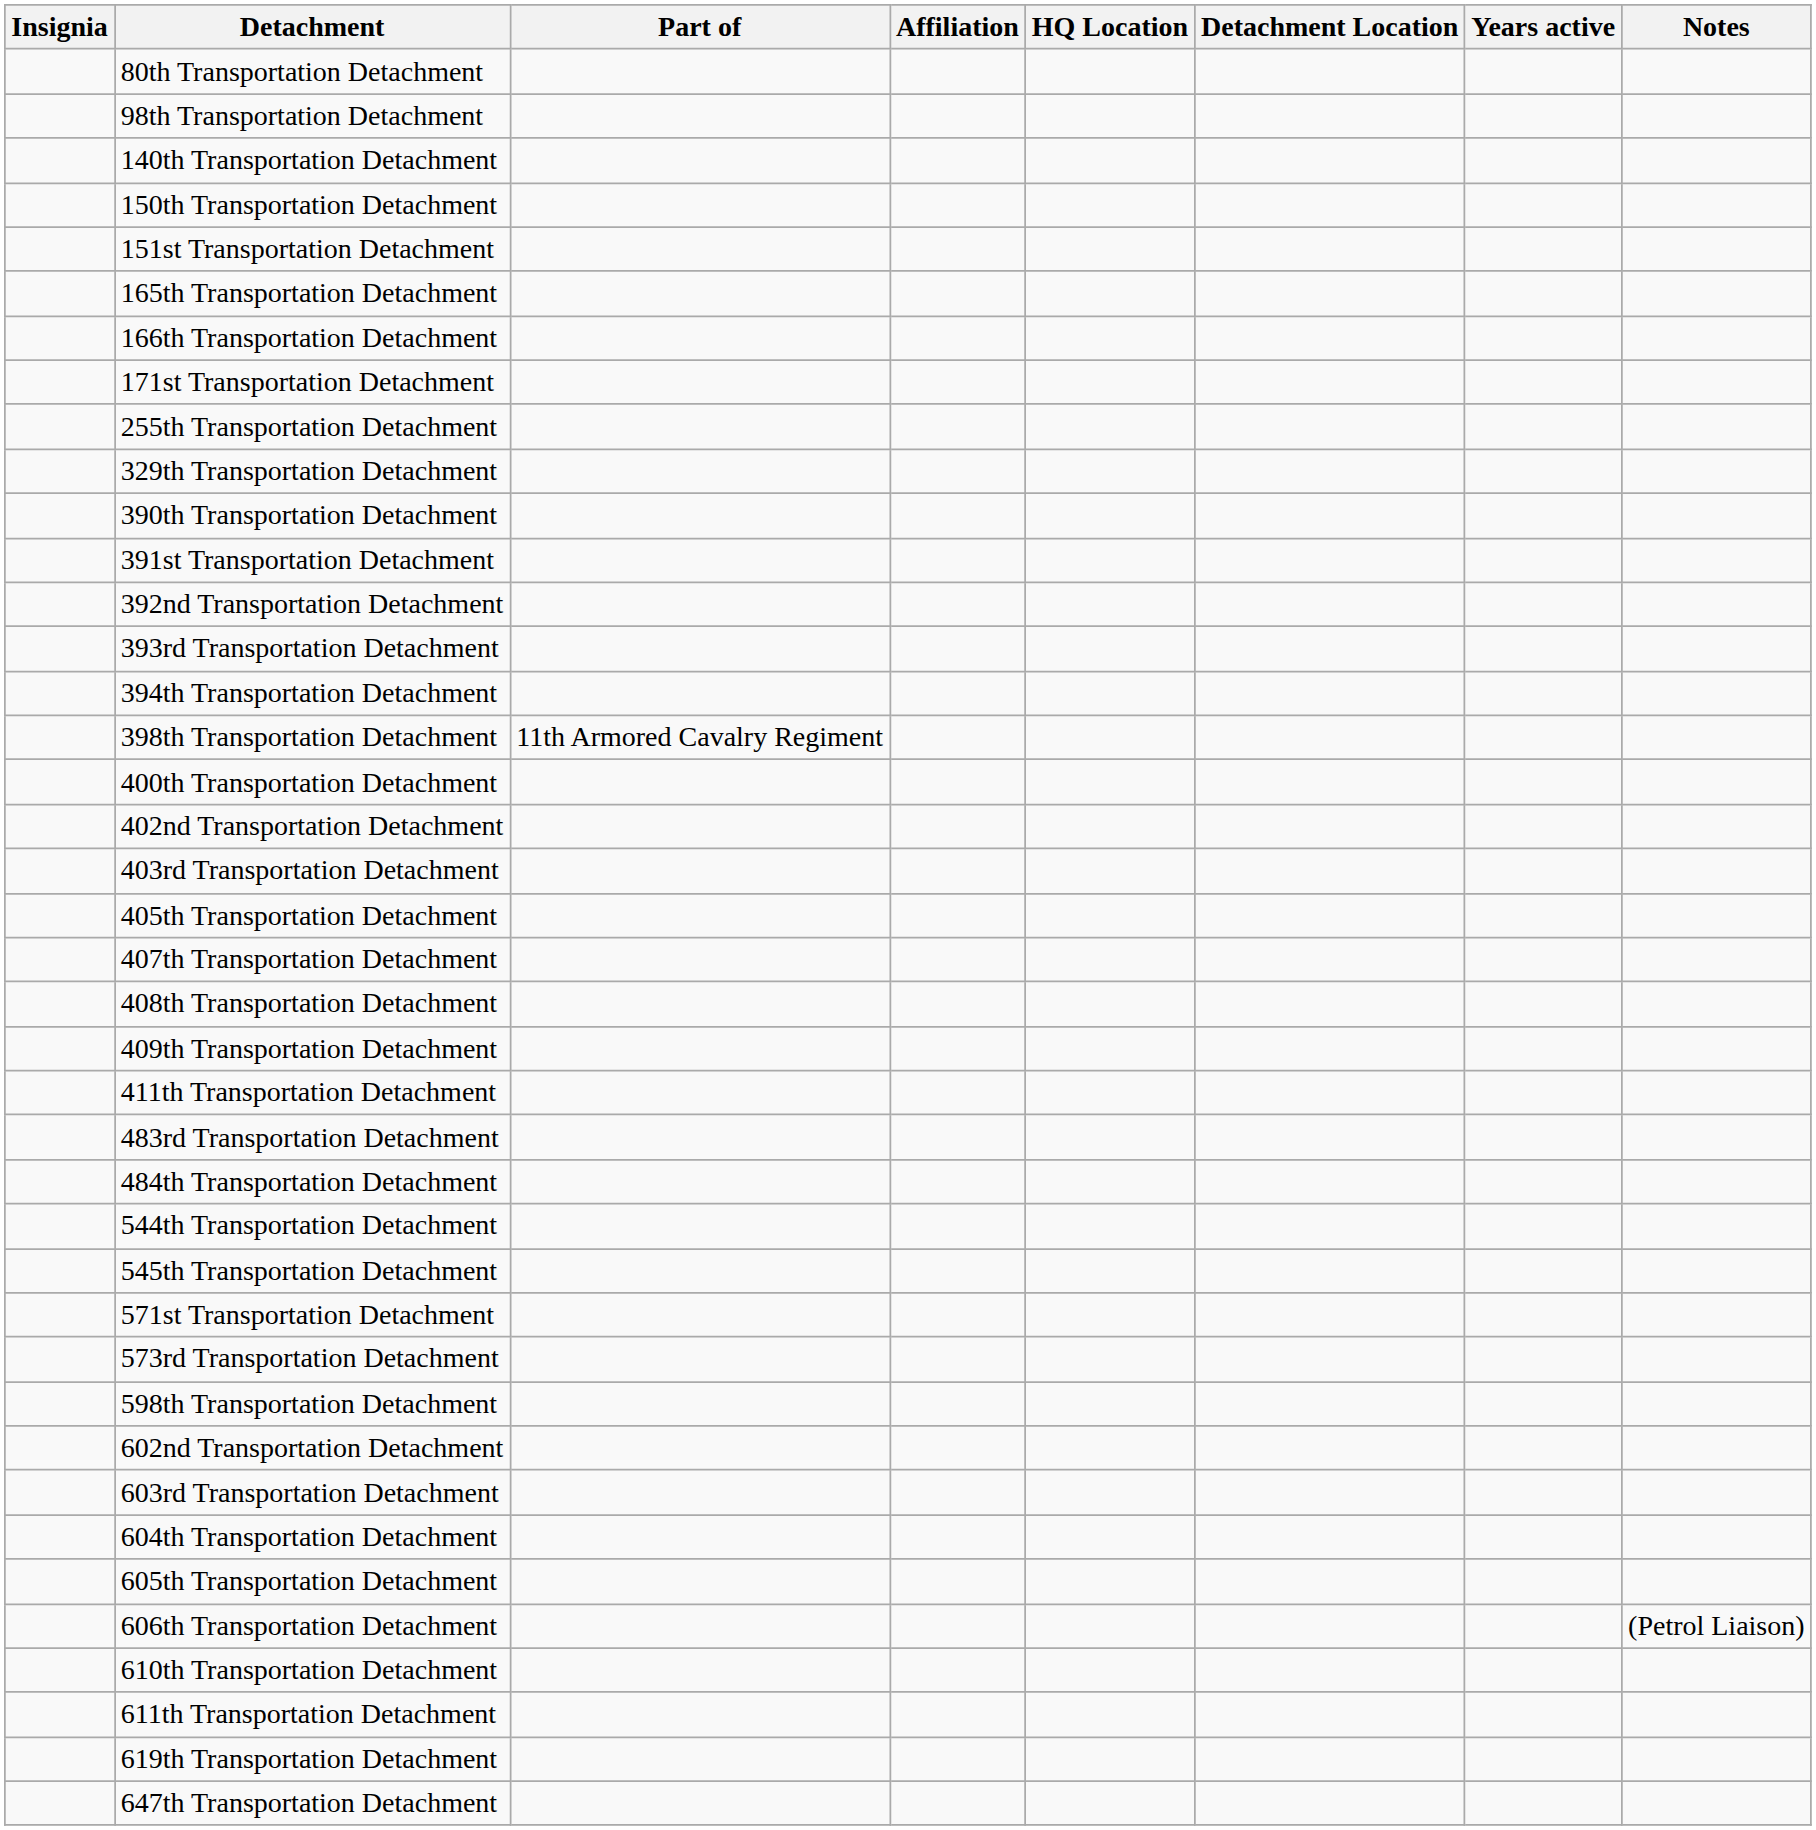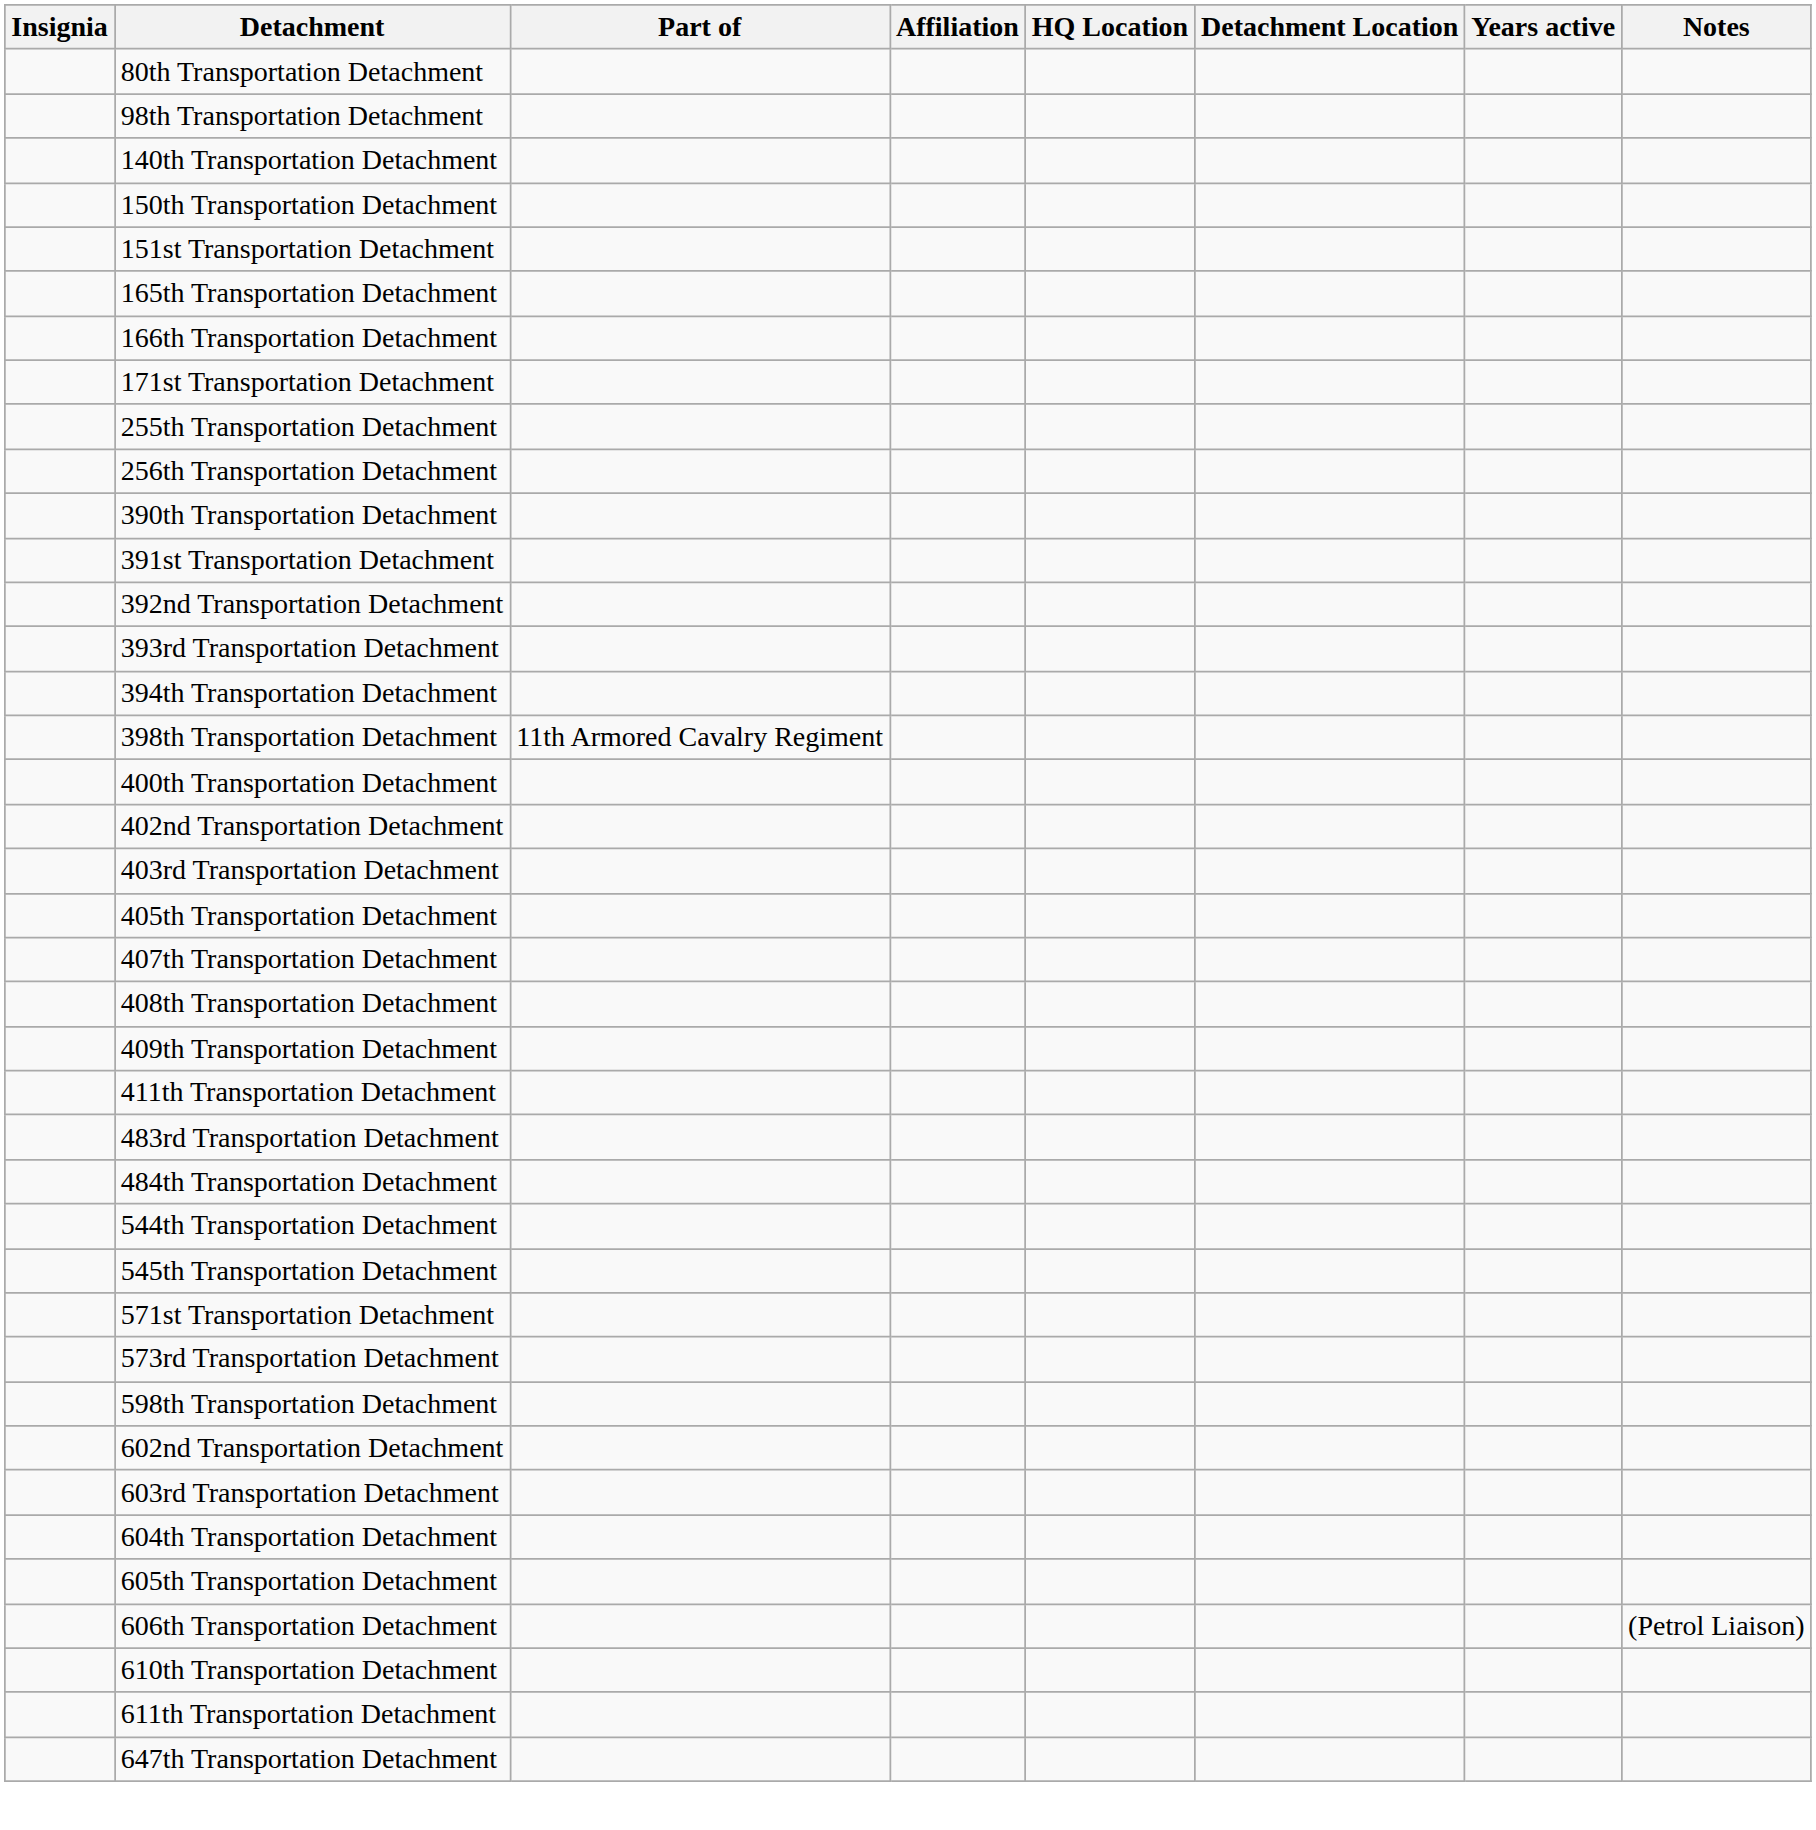+ row: (309, 470)
- row: (309, 470)
- row: (309, 1758)
